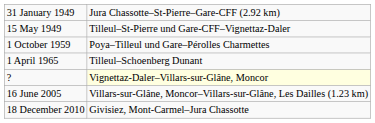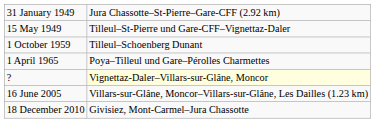(179, 45) Poya–Tilleul und Gare–Pérolles Charmettes -> (146, 45) Tilleul–Schoenberg Dunant
(146, 61) Tilleul–Schoenberg Dunant -> (179, 61) Poya–Tilleul und Gare–Pérolles Charmettes
